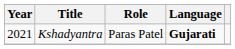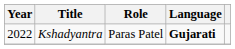(20, 34) 2021 -> (20, 34) 2022
